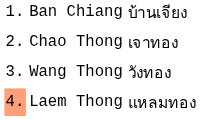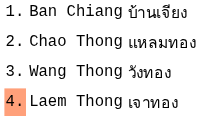(153, 43) เจาทอง -> (162, 43) แหลมทอง
(162, 103) แหลมทอง -> (153, 103) เจาทอง
